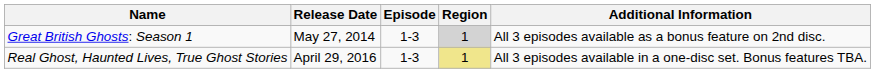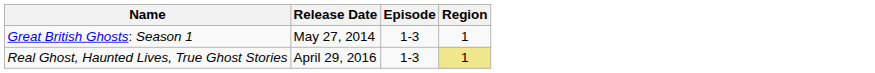- column: (680, 15)
(465, 36) lightgrey background -> (465, 36) no background
